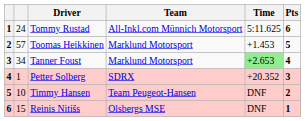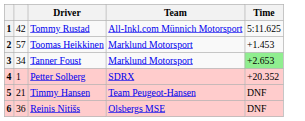- column: (292, 12)
(21, 28) 24 -> (21, 28) 42
(21, 92) 10 -> (21, 92) 21
(21, 108) 15 -> (21, 108) 36
